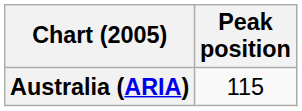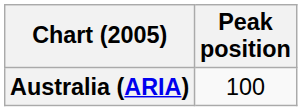(245, 86) 115 -> (245, 86) 100
